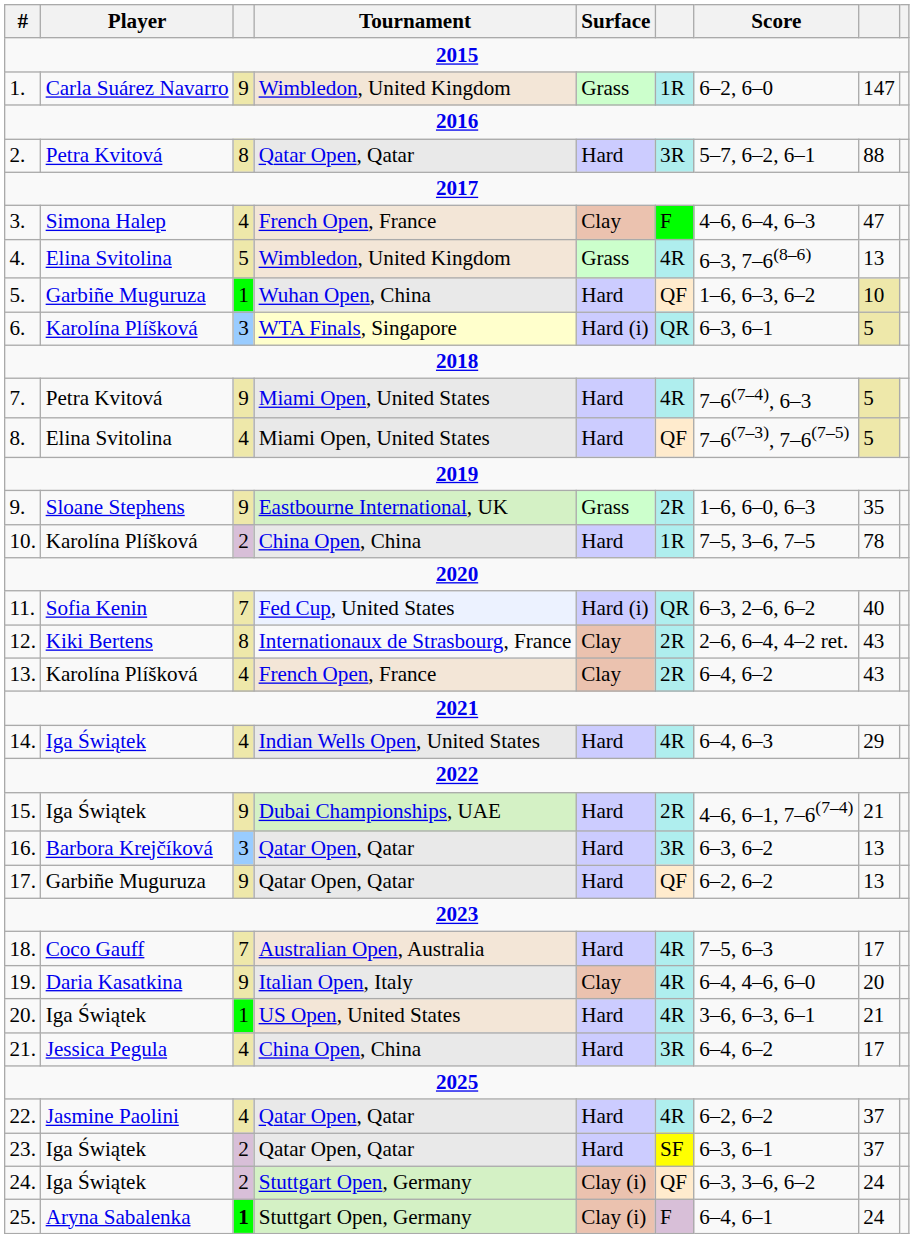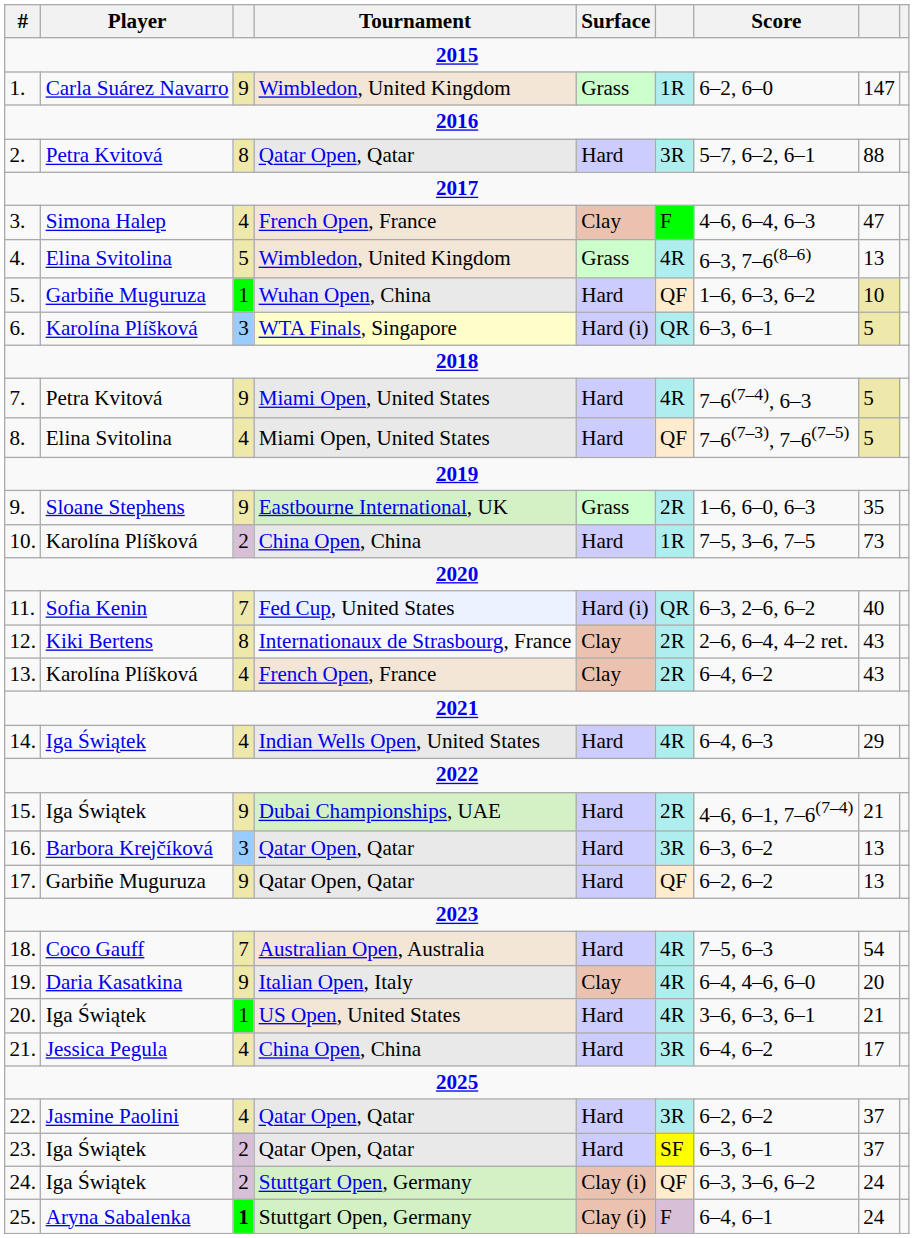(874, 540) 78 -> (874, 540) 73
(874, 948) 17 -> (874, 948) 54
(672, 1115) 4R -> (672, 1115) 3R
